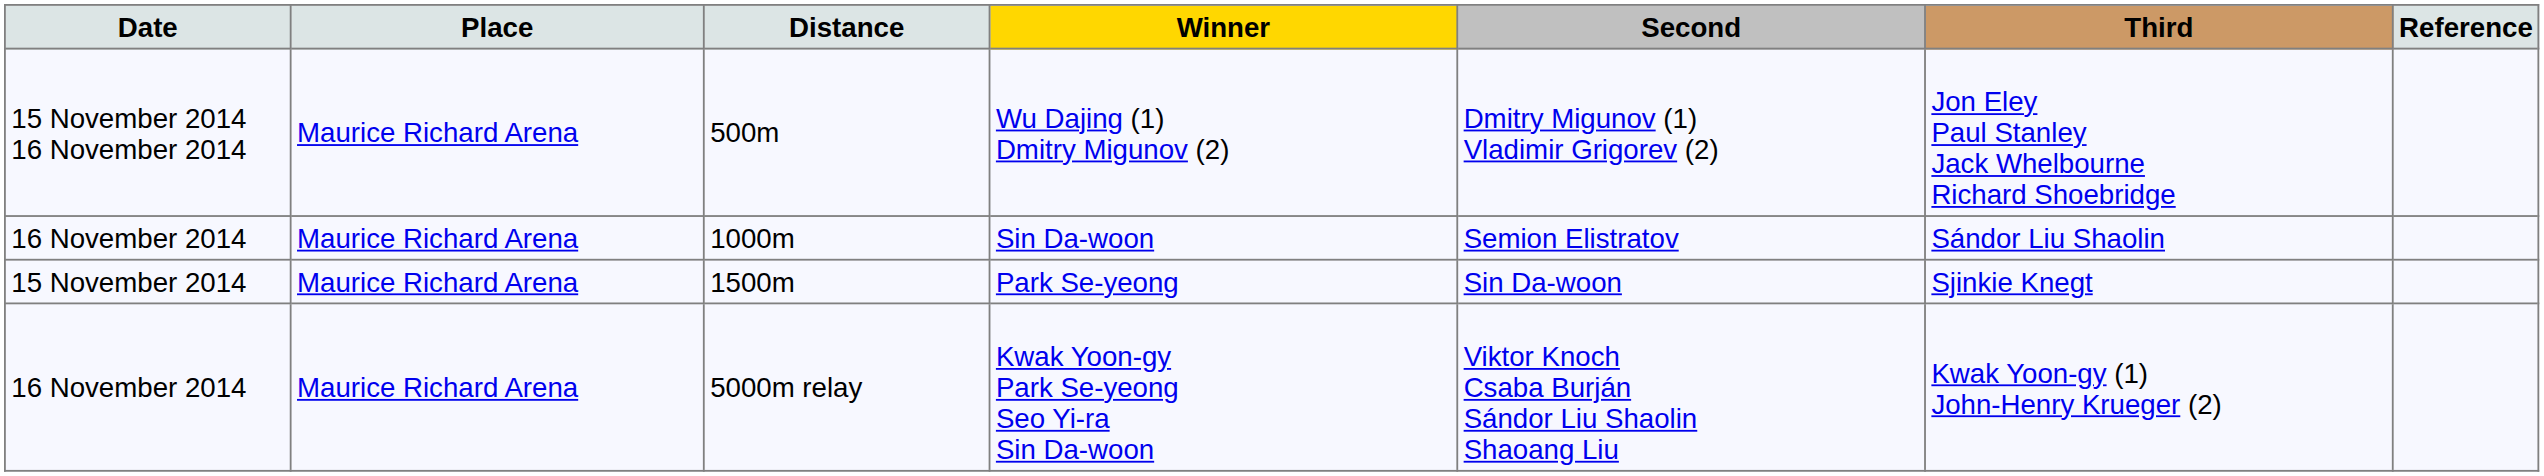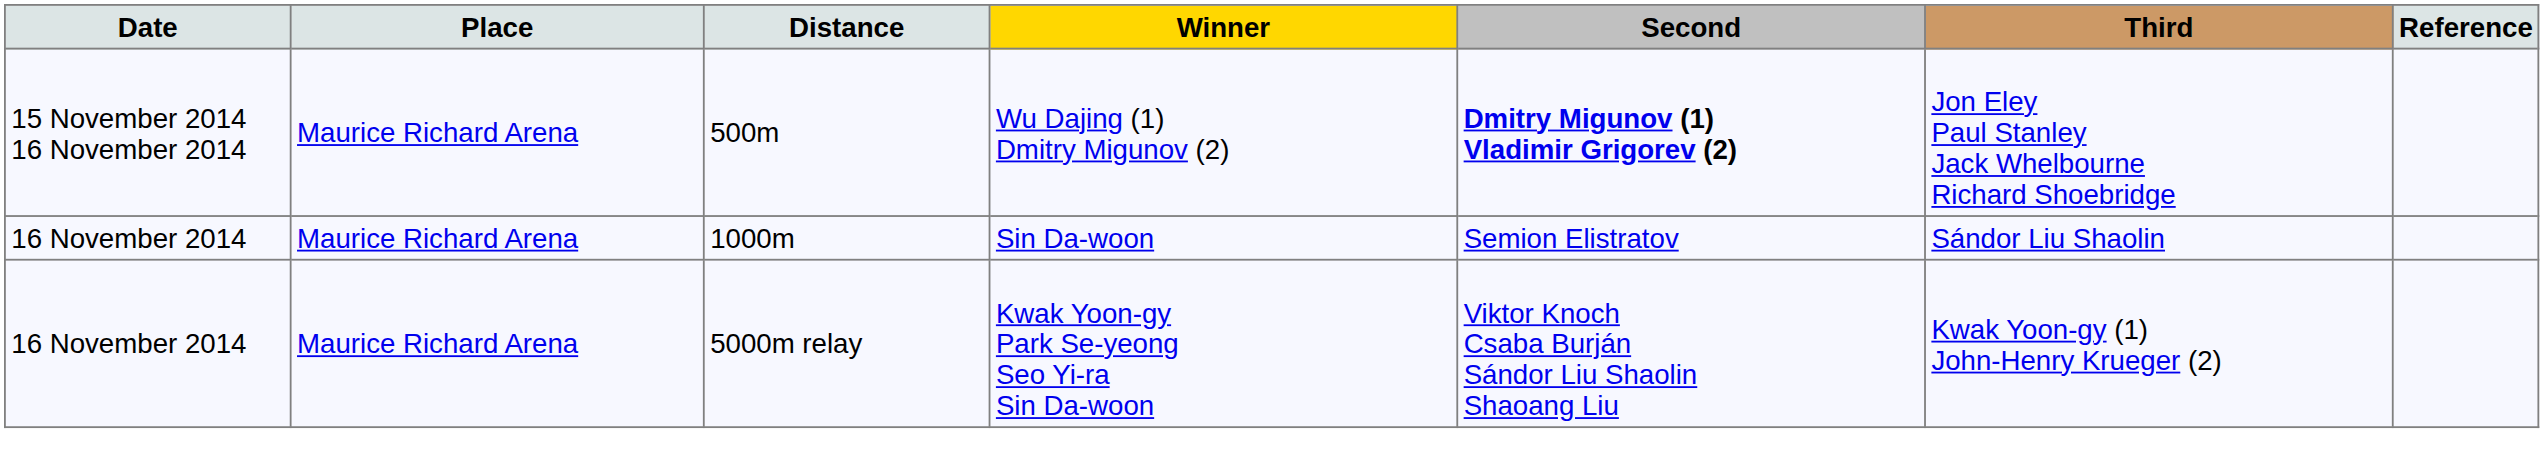(1591, 132) normal -> (1600, 132) bold
- row: (1087, 282)
